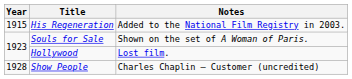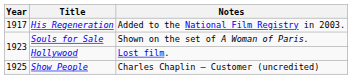(17, 25) 1915 -> (17, 25) 1917
(17, 67) 1928 -> (17, 67) 1925
